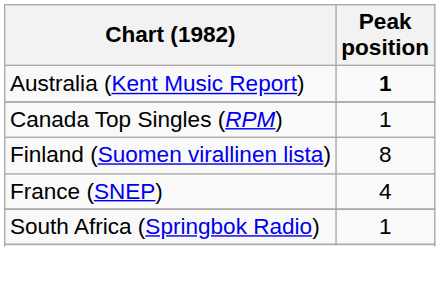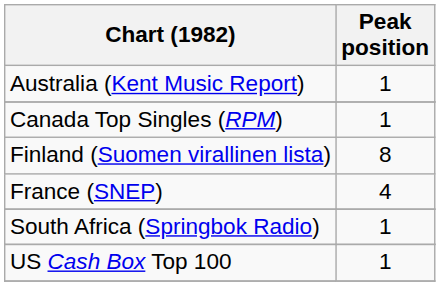(385, 83) bold -> (385, 83) normal
+ row: (121, 262)
